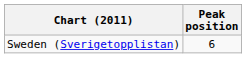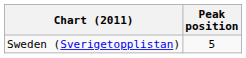(212, 44) 6 -> (212, 44) 5
